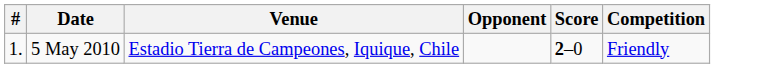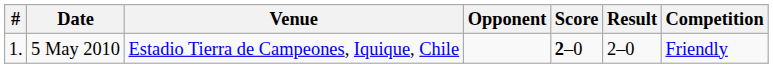+ column: (632, 19)
